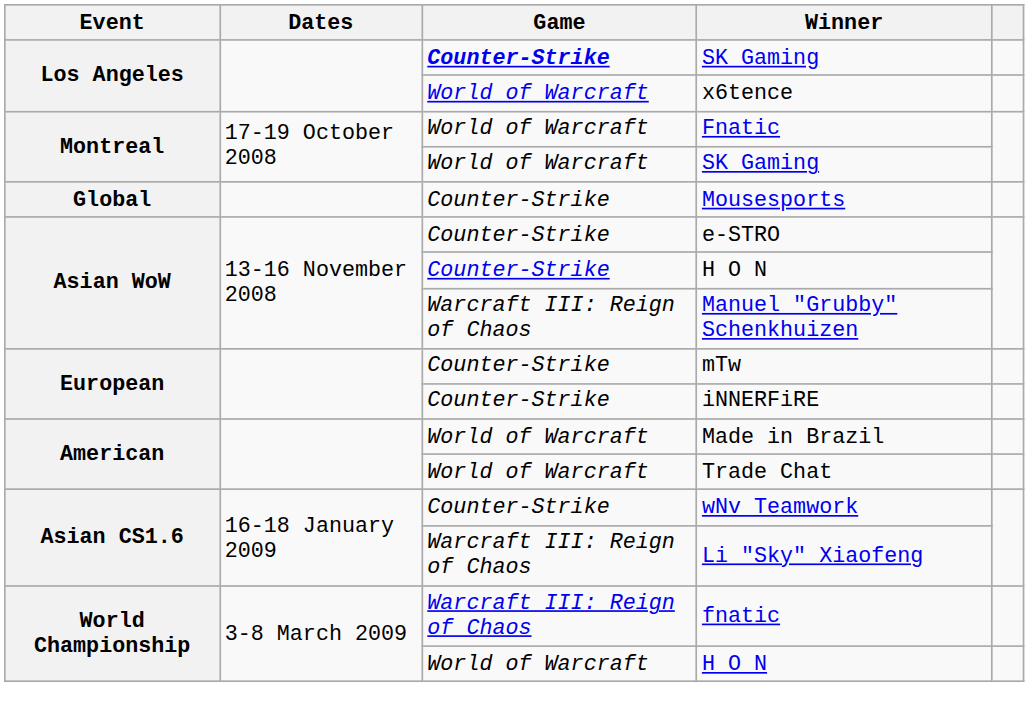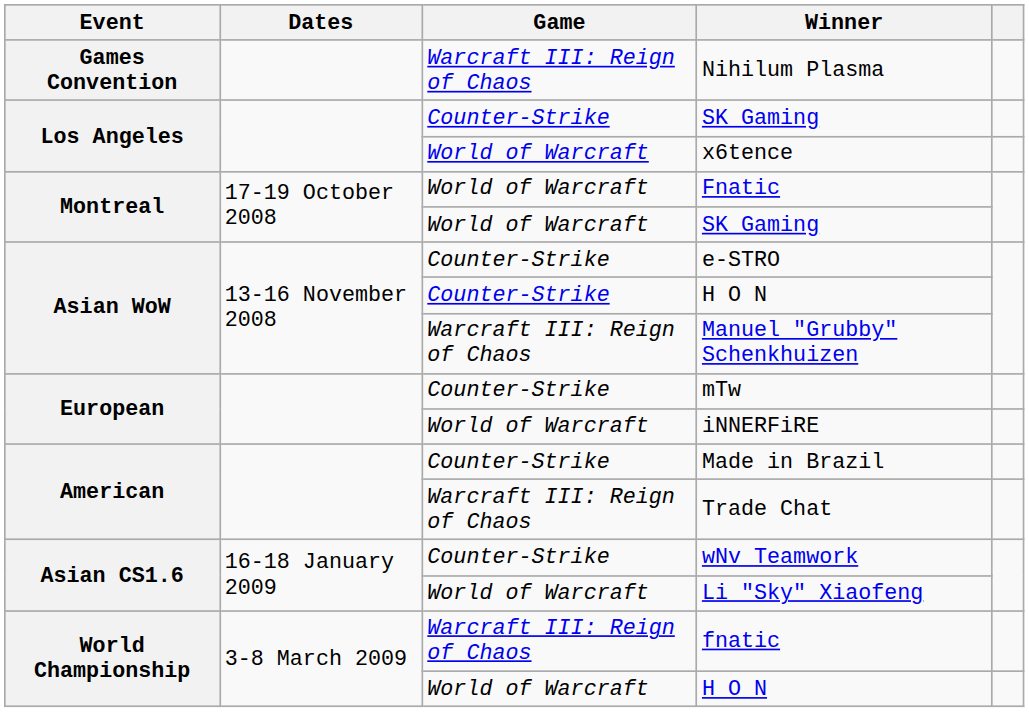+ row: (112, 70)
(518, 58) bold -> (518, 118) normal
- row: (112, 199)
(518, 401) Counter-Strike -> (538, 426) World of Warcraft
(538, 437) World of Warcraft -> (518, 462) Counter-Strike
(538, 472) World of Warcraft -> (551, 510) Warcraft III: Reign of Chaos
(551, 555) Warcraft III: Reign of Chaos -> (538, 593) World of Warcraft
